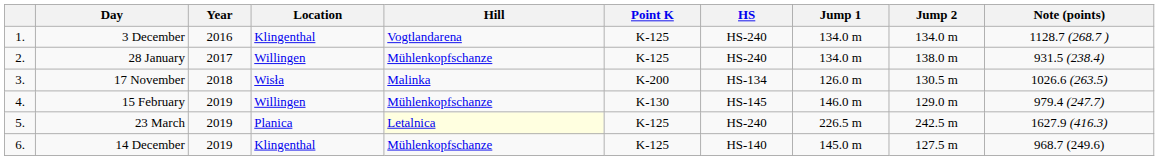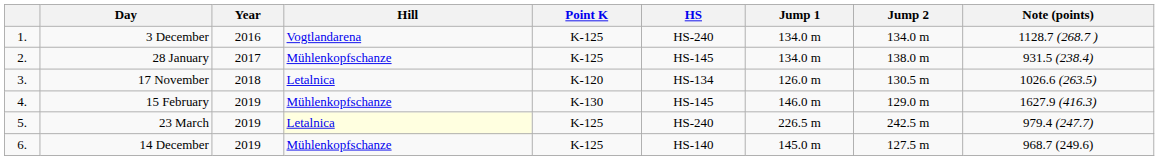- column: (318, 15)
(747, 58) HS-240 -> (693, 58) HS-145
(409, 80) Malinka -> (311, 80) Letalnica
(652, 80) K-200 -> (587, 80) K-120
(1069, 101) 979.4 (247.7) -> (1058, 101) 1627.9 (416.3)
(1069, 123) 1627.9 (416.3) -> (1058, 123) 979.4 (247.7)
